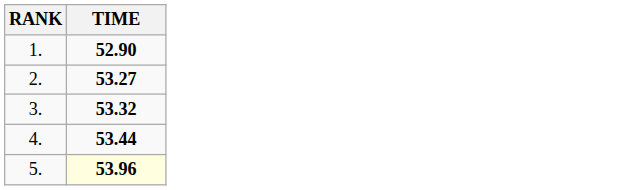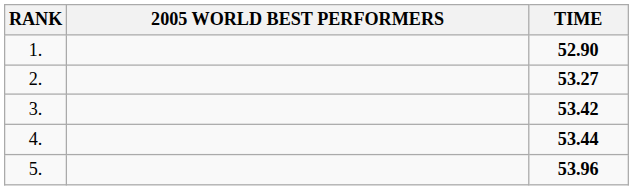+ column: (298, 19)
(116, 109) 53.32 -> (578, 109) 53.42
(116, 169) lightyellow background -> (578, 169) no background
